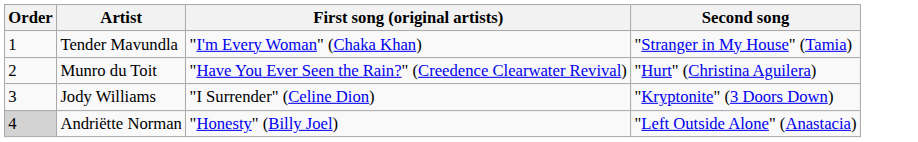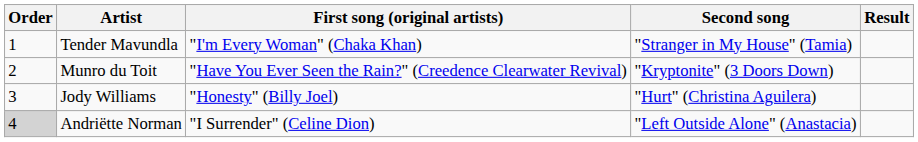+ column: (887, 17)
(725, 70) "Hurt" (Christina Aguilera) -> (734, 70) "Kryptonite" (3 Doors Down)
(282, 96) "I Surrender" (Celine Dion) -> (264, 96) "Honesty" (Billy Joel)
(734, 96) "Kryptonite" (3 Doors Down) -> (725, 96) "Hurt" (Christina Aguilera)
(264, 123) "Honesty" (Billy Joel) -> (282, 123) "I Surrender" (Celine Dion)
